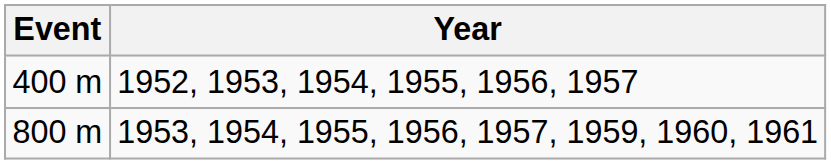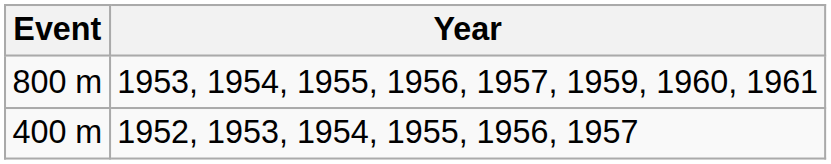rows swapped: (57, 81) <-> (57, 132)
